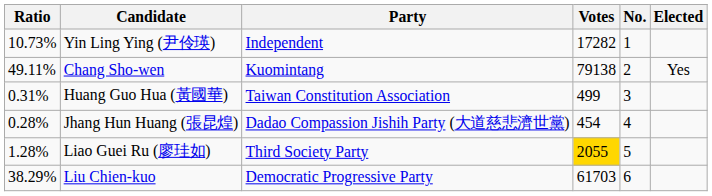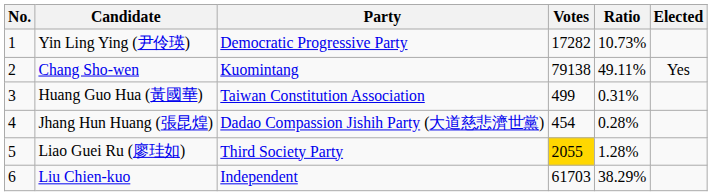columns swapped: (635, 16) <-> (32, 16)
(284, 43) Independent -> (314, 43) Democratic Progressive Party
(339, 177) Democratic Progressive Party -> (259, 177) Independent
